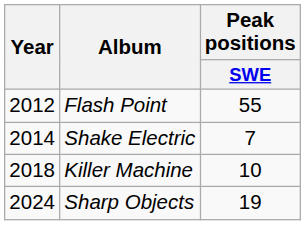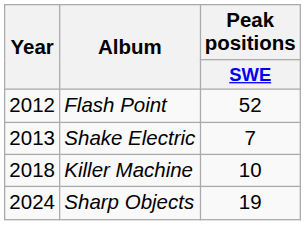(250, 105) 55 -> (250, 105) 52
(32, 137) 2014 -> (32, 137) 2013
